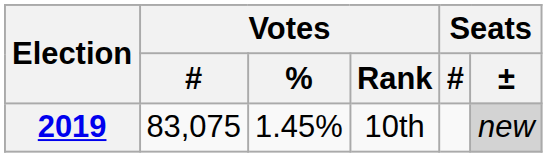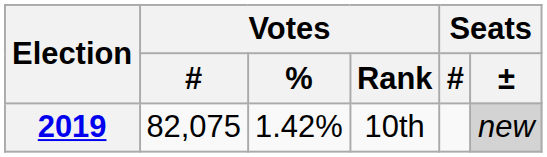(194, 126) 83,075 -> (194, 126) 82,075
(299, 126) 1.45% -> (299, 126) 1.42%
